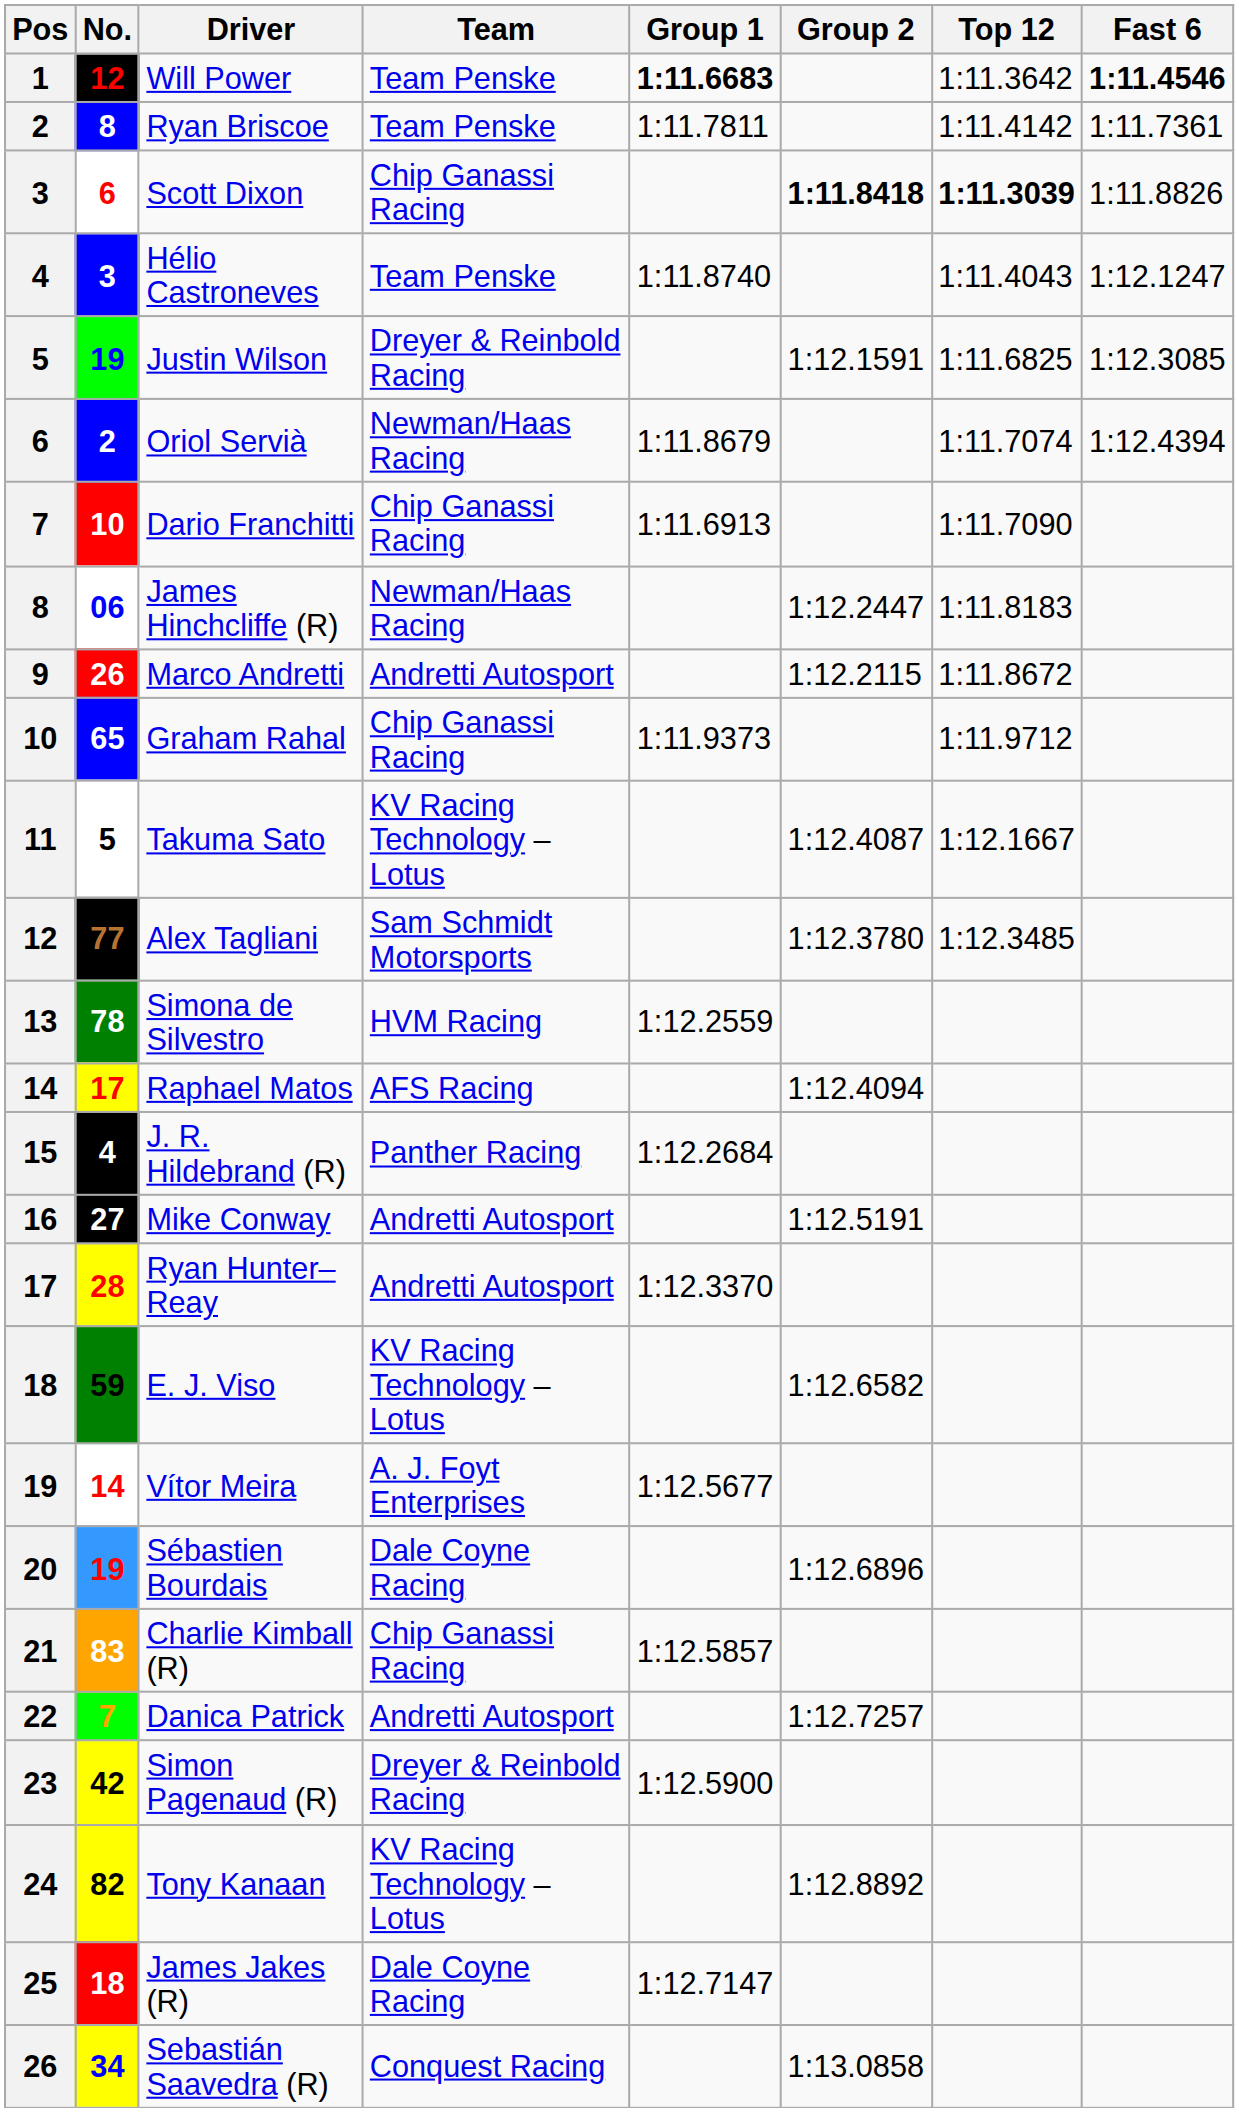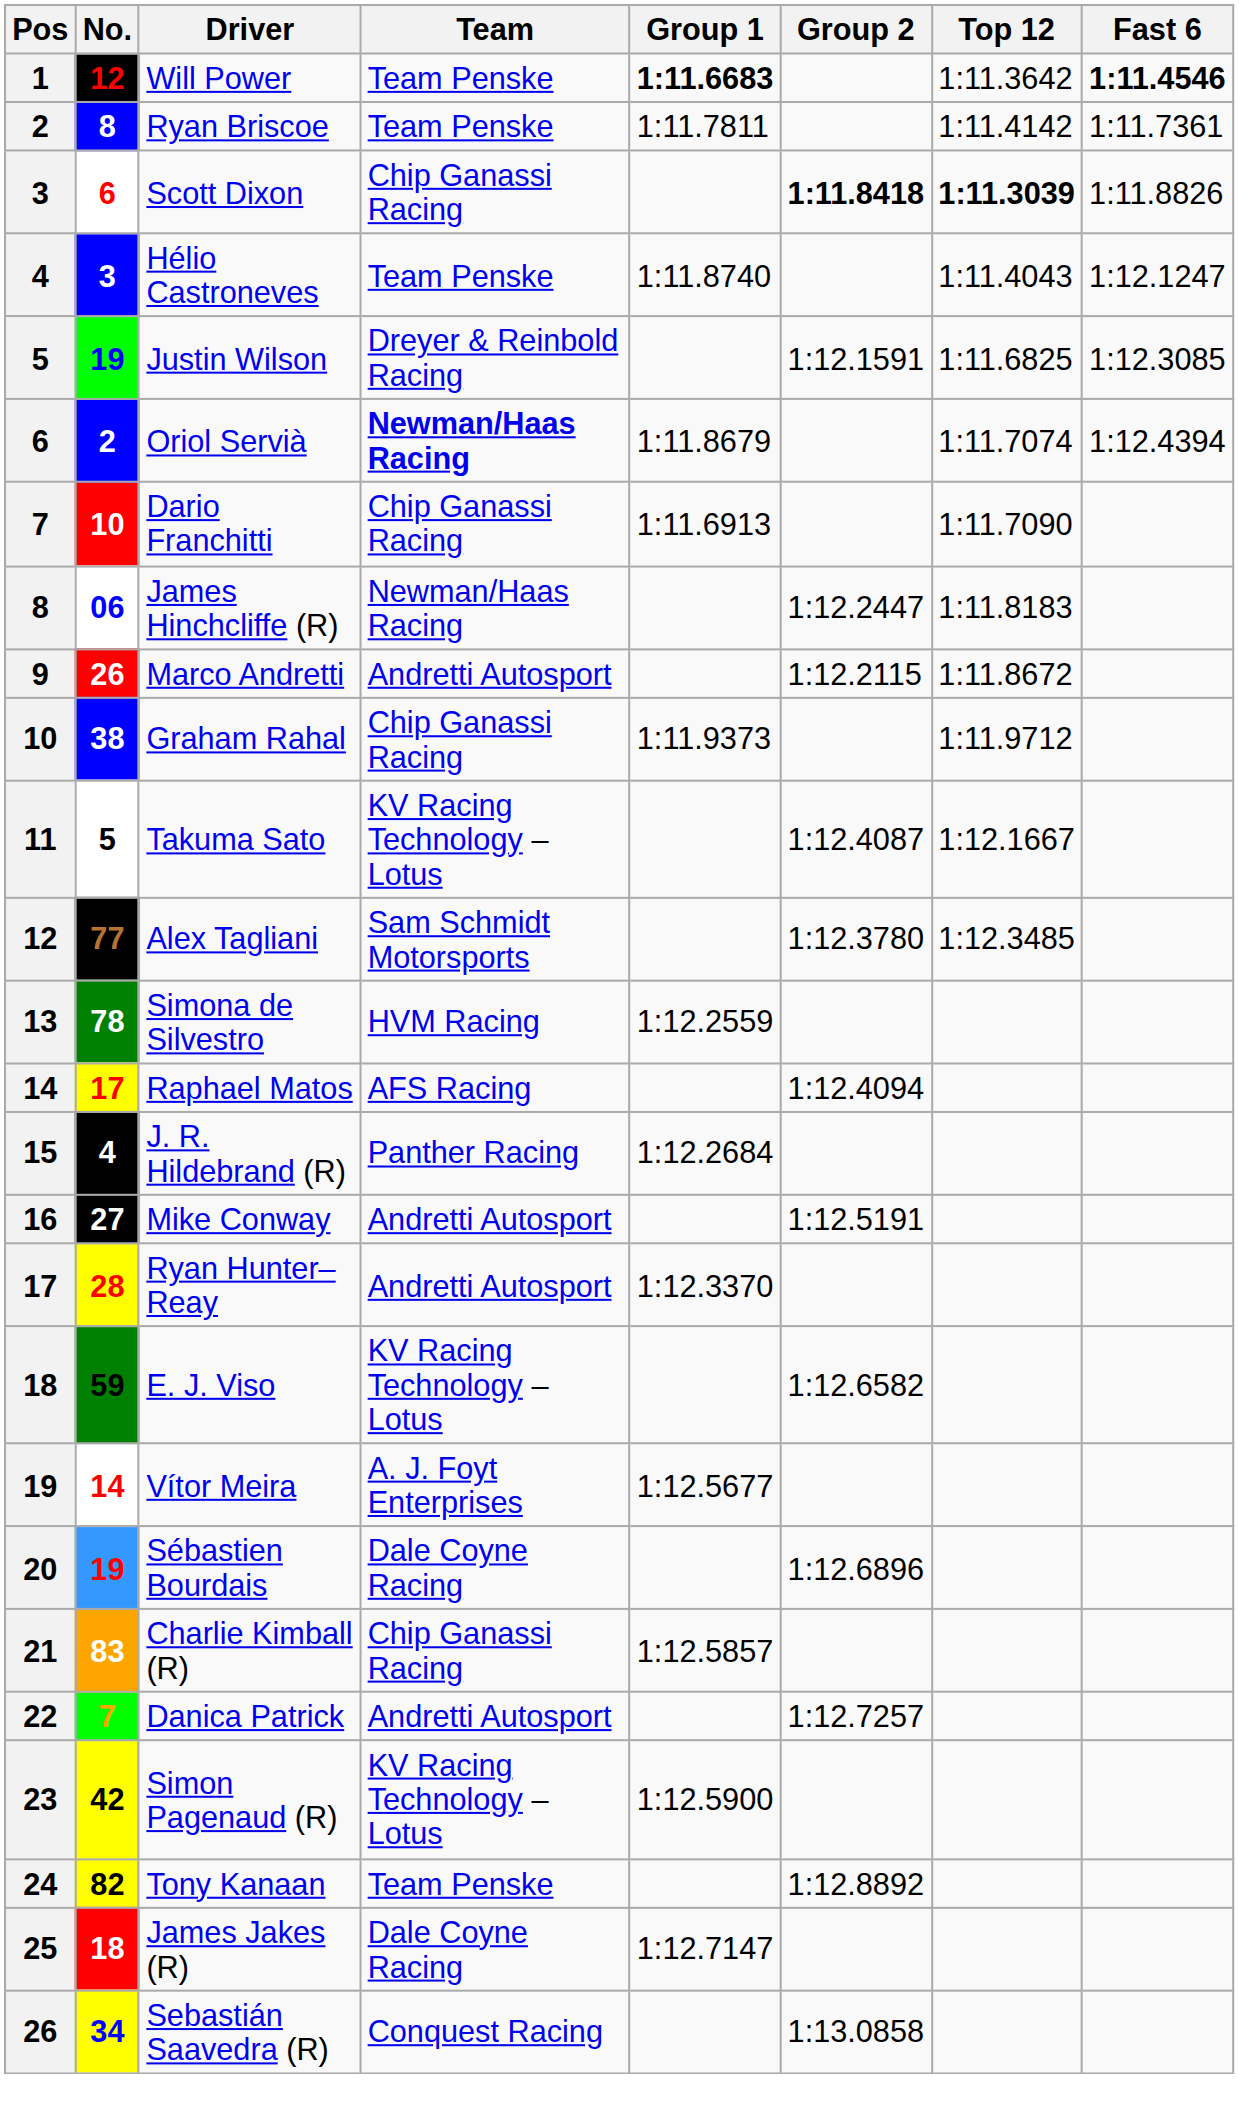(470, 441) normal -> (472, 441) bold
(107, 739) 65 -> (107, 739) 38
(495, 1783) Dreyer & Reinbold Racing -> (458, 1800) KV Racing Technology – Lotus
(460, 1883) KV Racing Technology – Lotus -> (461, 1883) Team Penske
